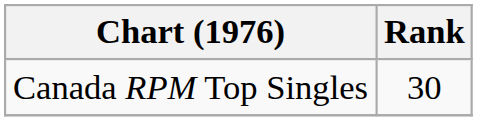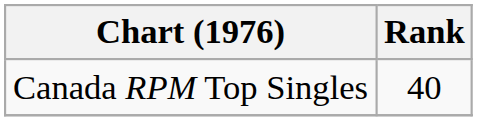(424, 86) 30 -> (424, 86) 40
